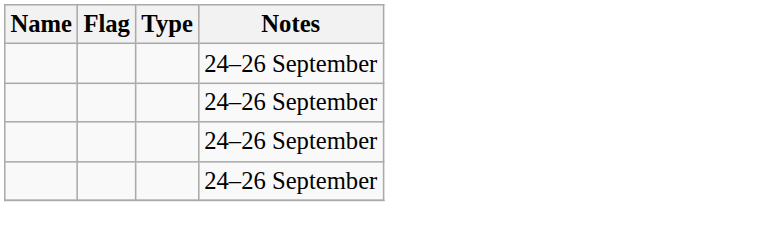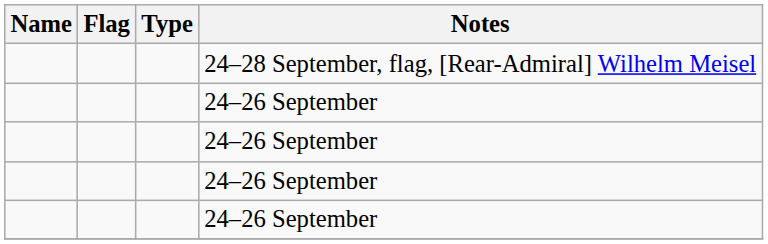+ row: (41, 63)
